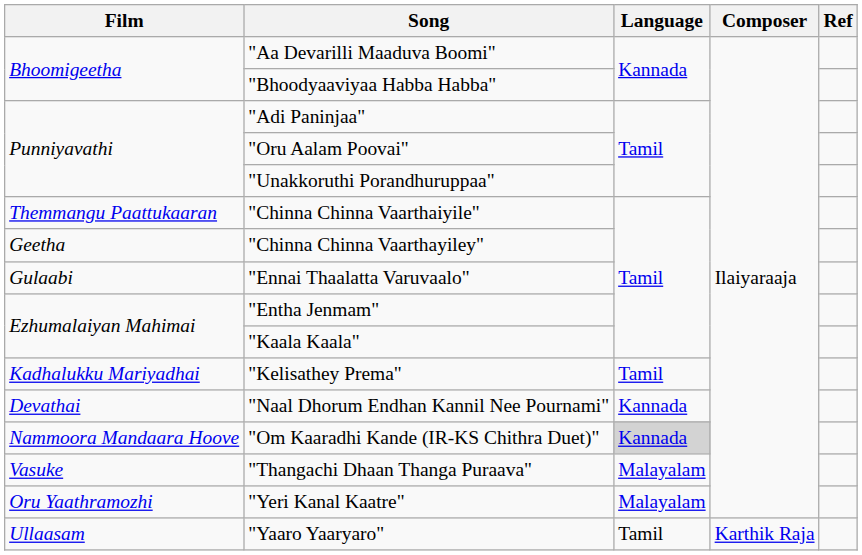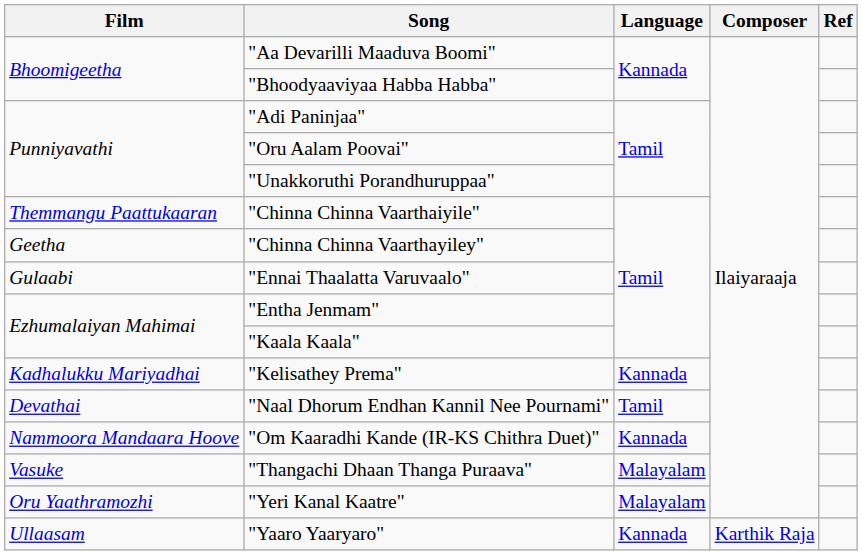(641, 373) Tamil -> (653, 373) Kannada
(653, 405) Kannada -> (641, 405) Tamil
(653, 437) lightgrey background -> (653, 437) no background
(641, 534) Tamil -> (653, 534) Kannada
